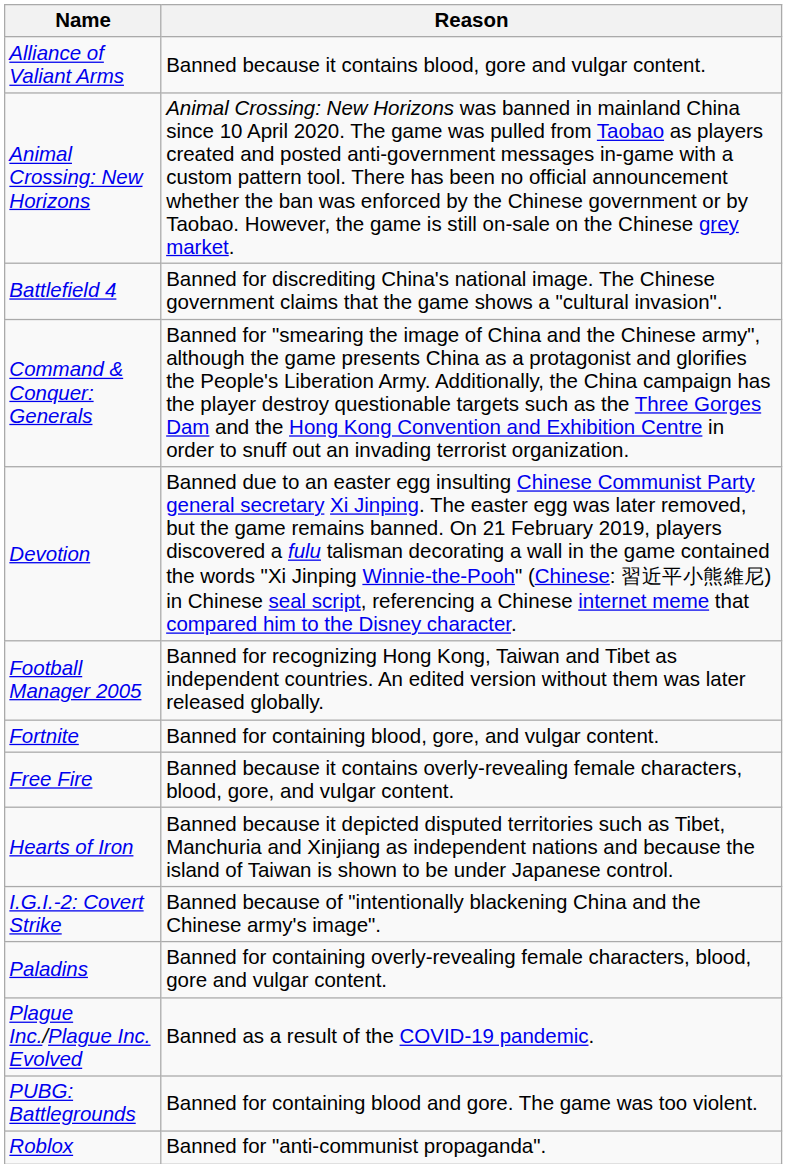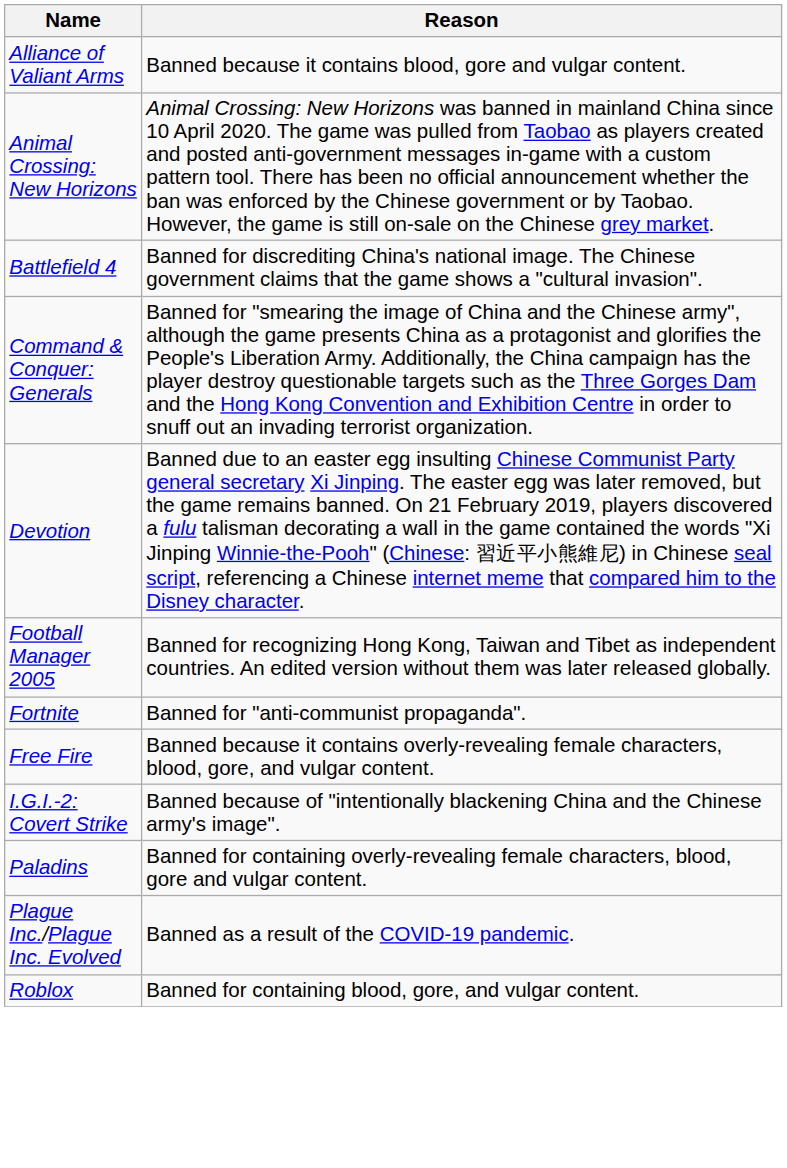(413, 735) Banned for containing blood, gore, and vulgar content. -> (336, 712) Banned for "anti-communist propaganda".
- row: (71, 846)
- row: (73, 1103)
(356, 1147) Banned for "anti-communist propaganda". -> (393, 990) Banned for containing blood, gore, and vulgar content.
